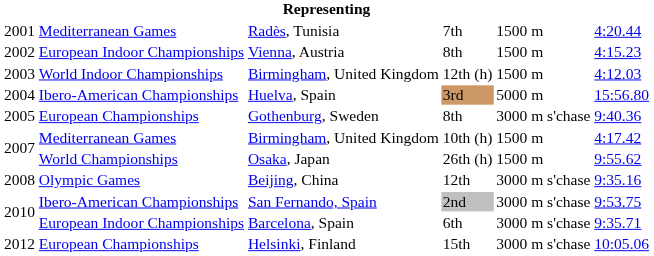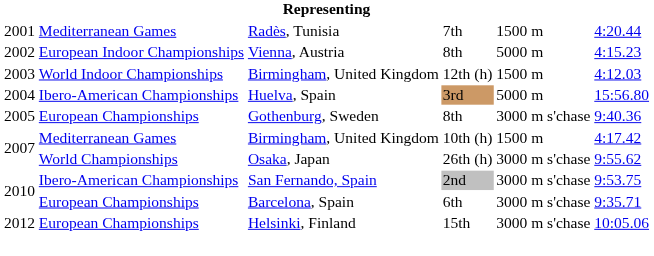(520, 52) 1500 m -> (520, 52) 5000 m
(520, 159) 1500 m -> (543, 159) 3000 m s'chase
- row: (293, 180)
(141, 223) European Indoor Championships -> (119, 201) European Championships
